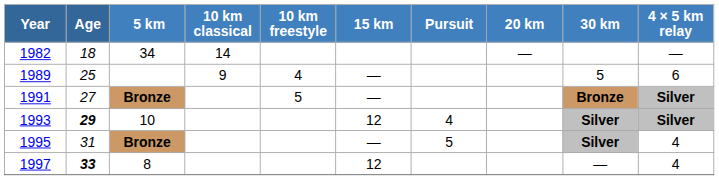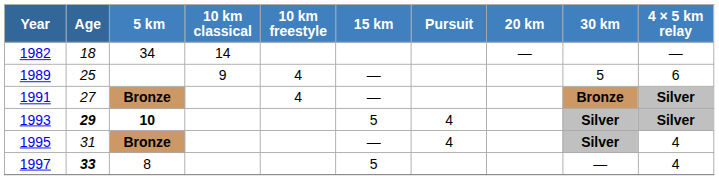(298, 98) 5 -> (298, 98) 4
(147, 120) normal -> (147, 120) bold
(374, 120) 12 -> (374, 120) 5
(449, 142) 5 -> (449, 142) 4
(374, 164) 12 -> (374, 164) 5
